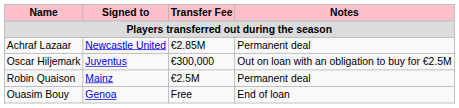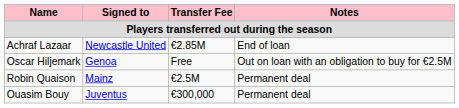(274, 46) Permanent deal -> (264, 46) End of loan
(106, 62) Juventus -> (101, 62) Genoa
(192, 62) €300,000 -> (181, 62) Free
(101, 95) Genoa -> (106, 95) Juventus
(181, 95) Free -> (192, 95) €300,000
(264, 95) End of loan -> (274, 95) Permanent deal
